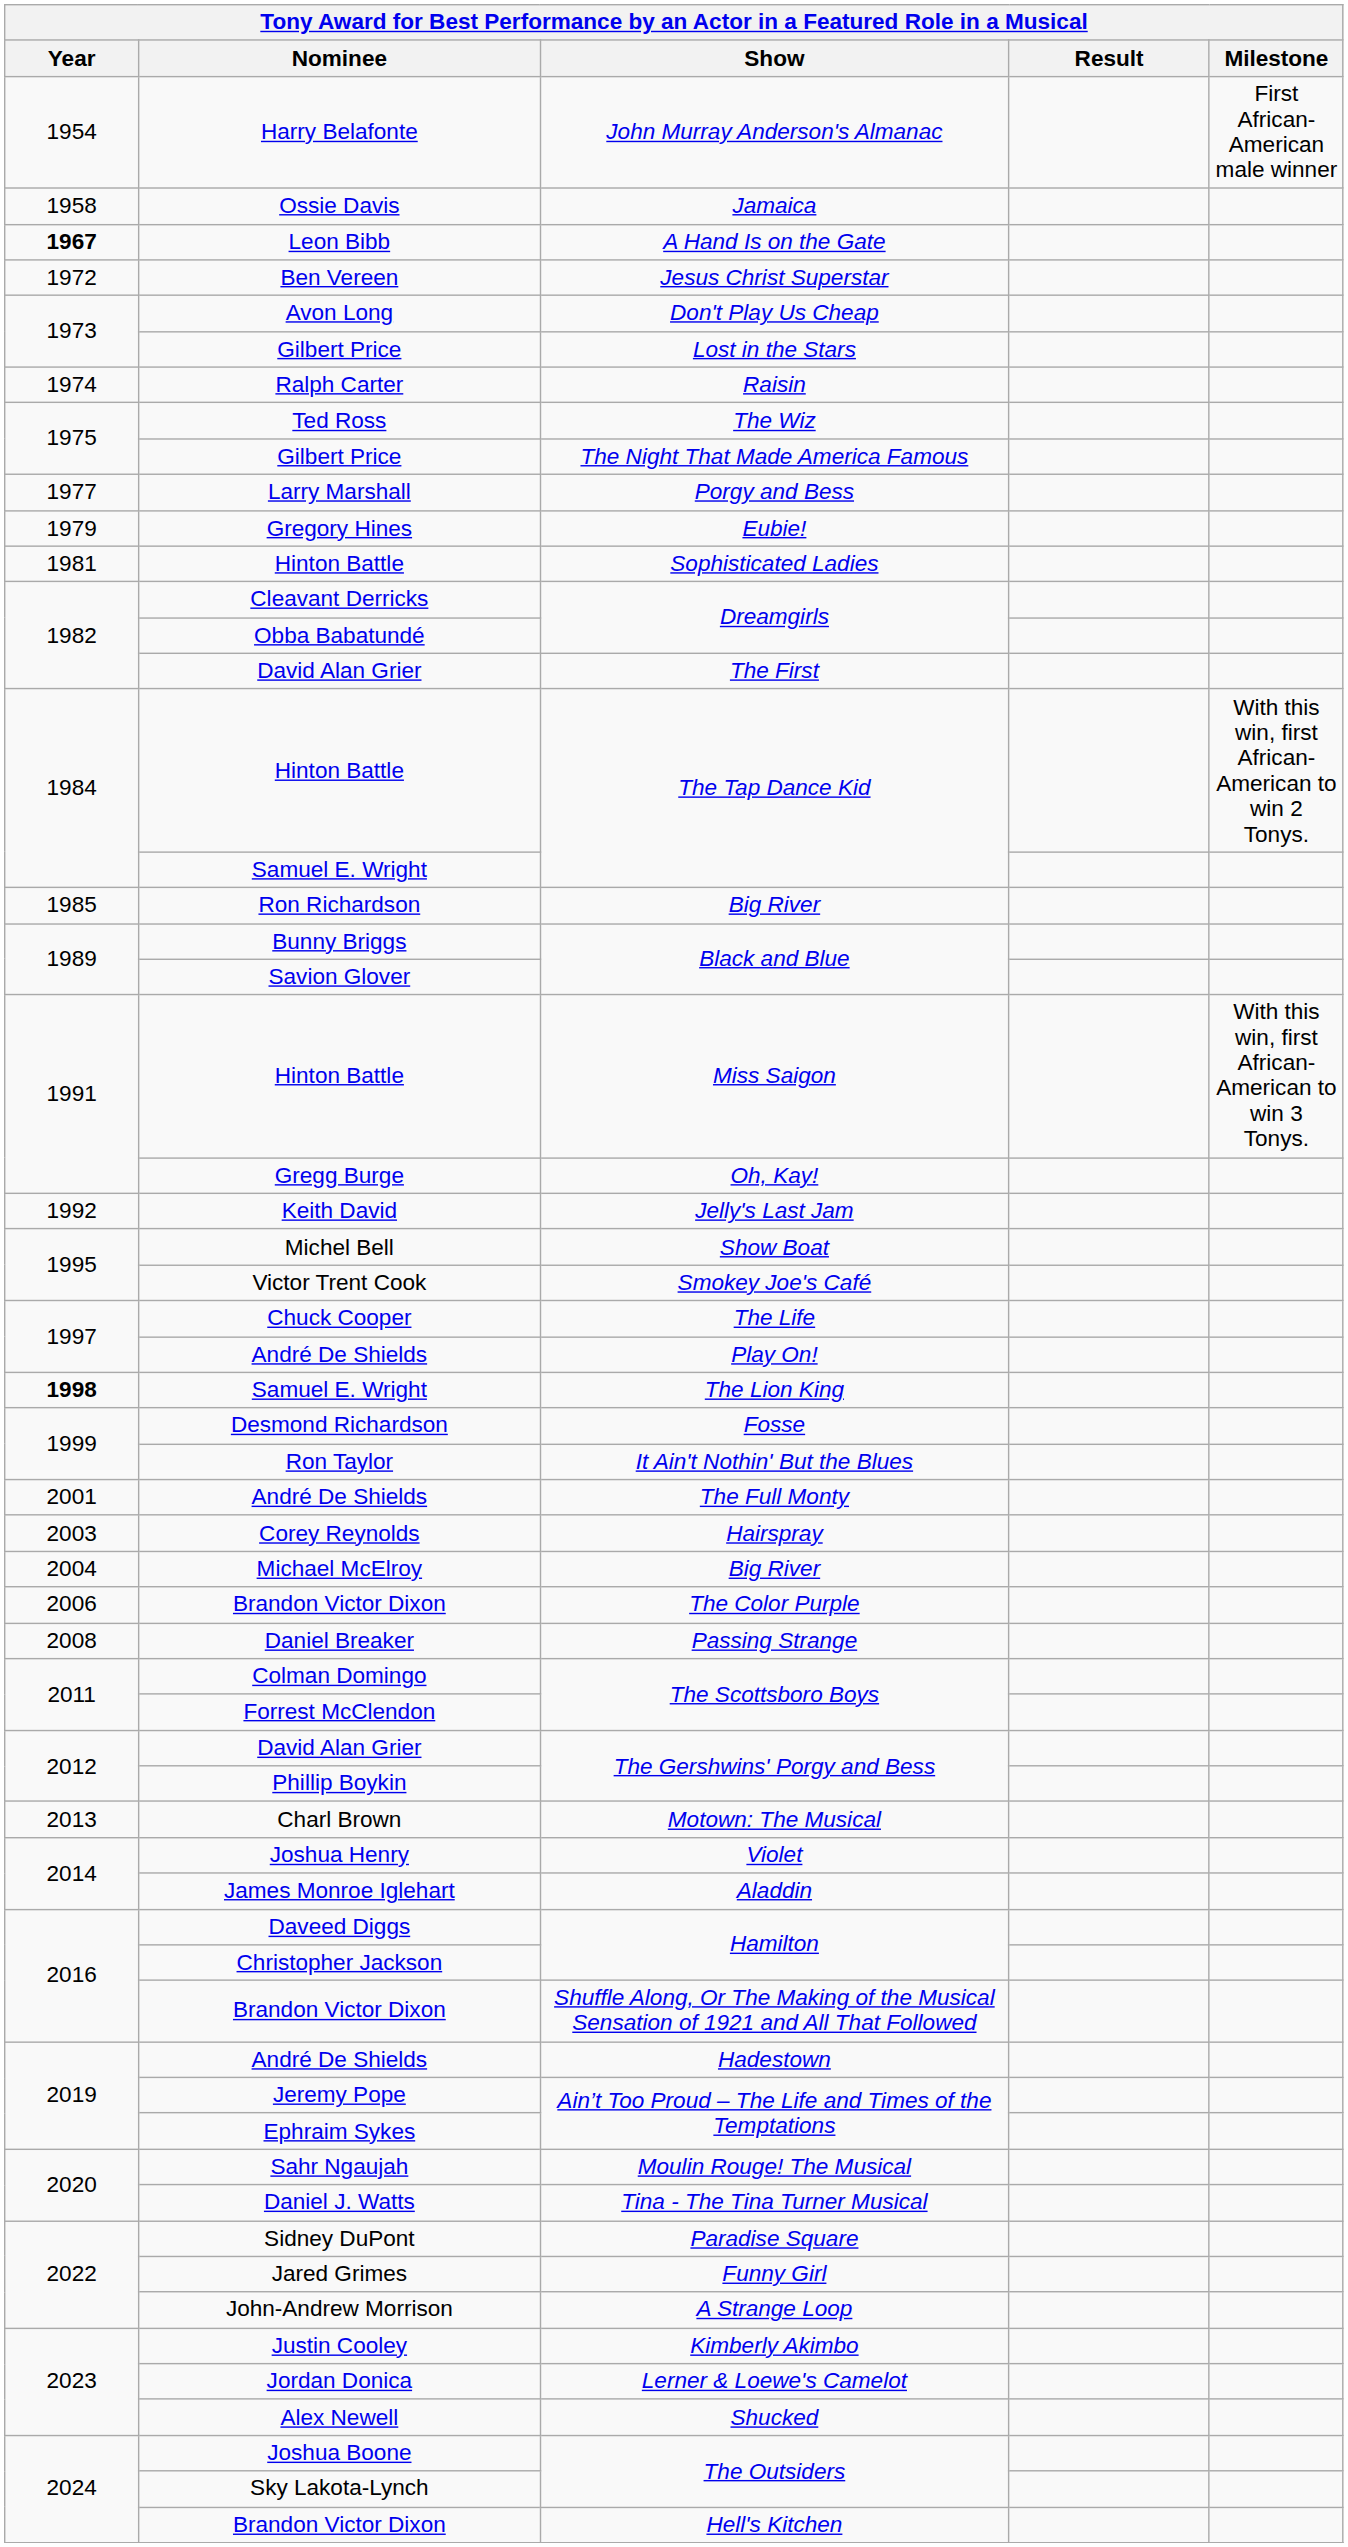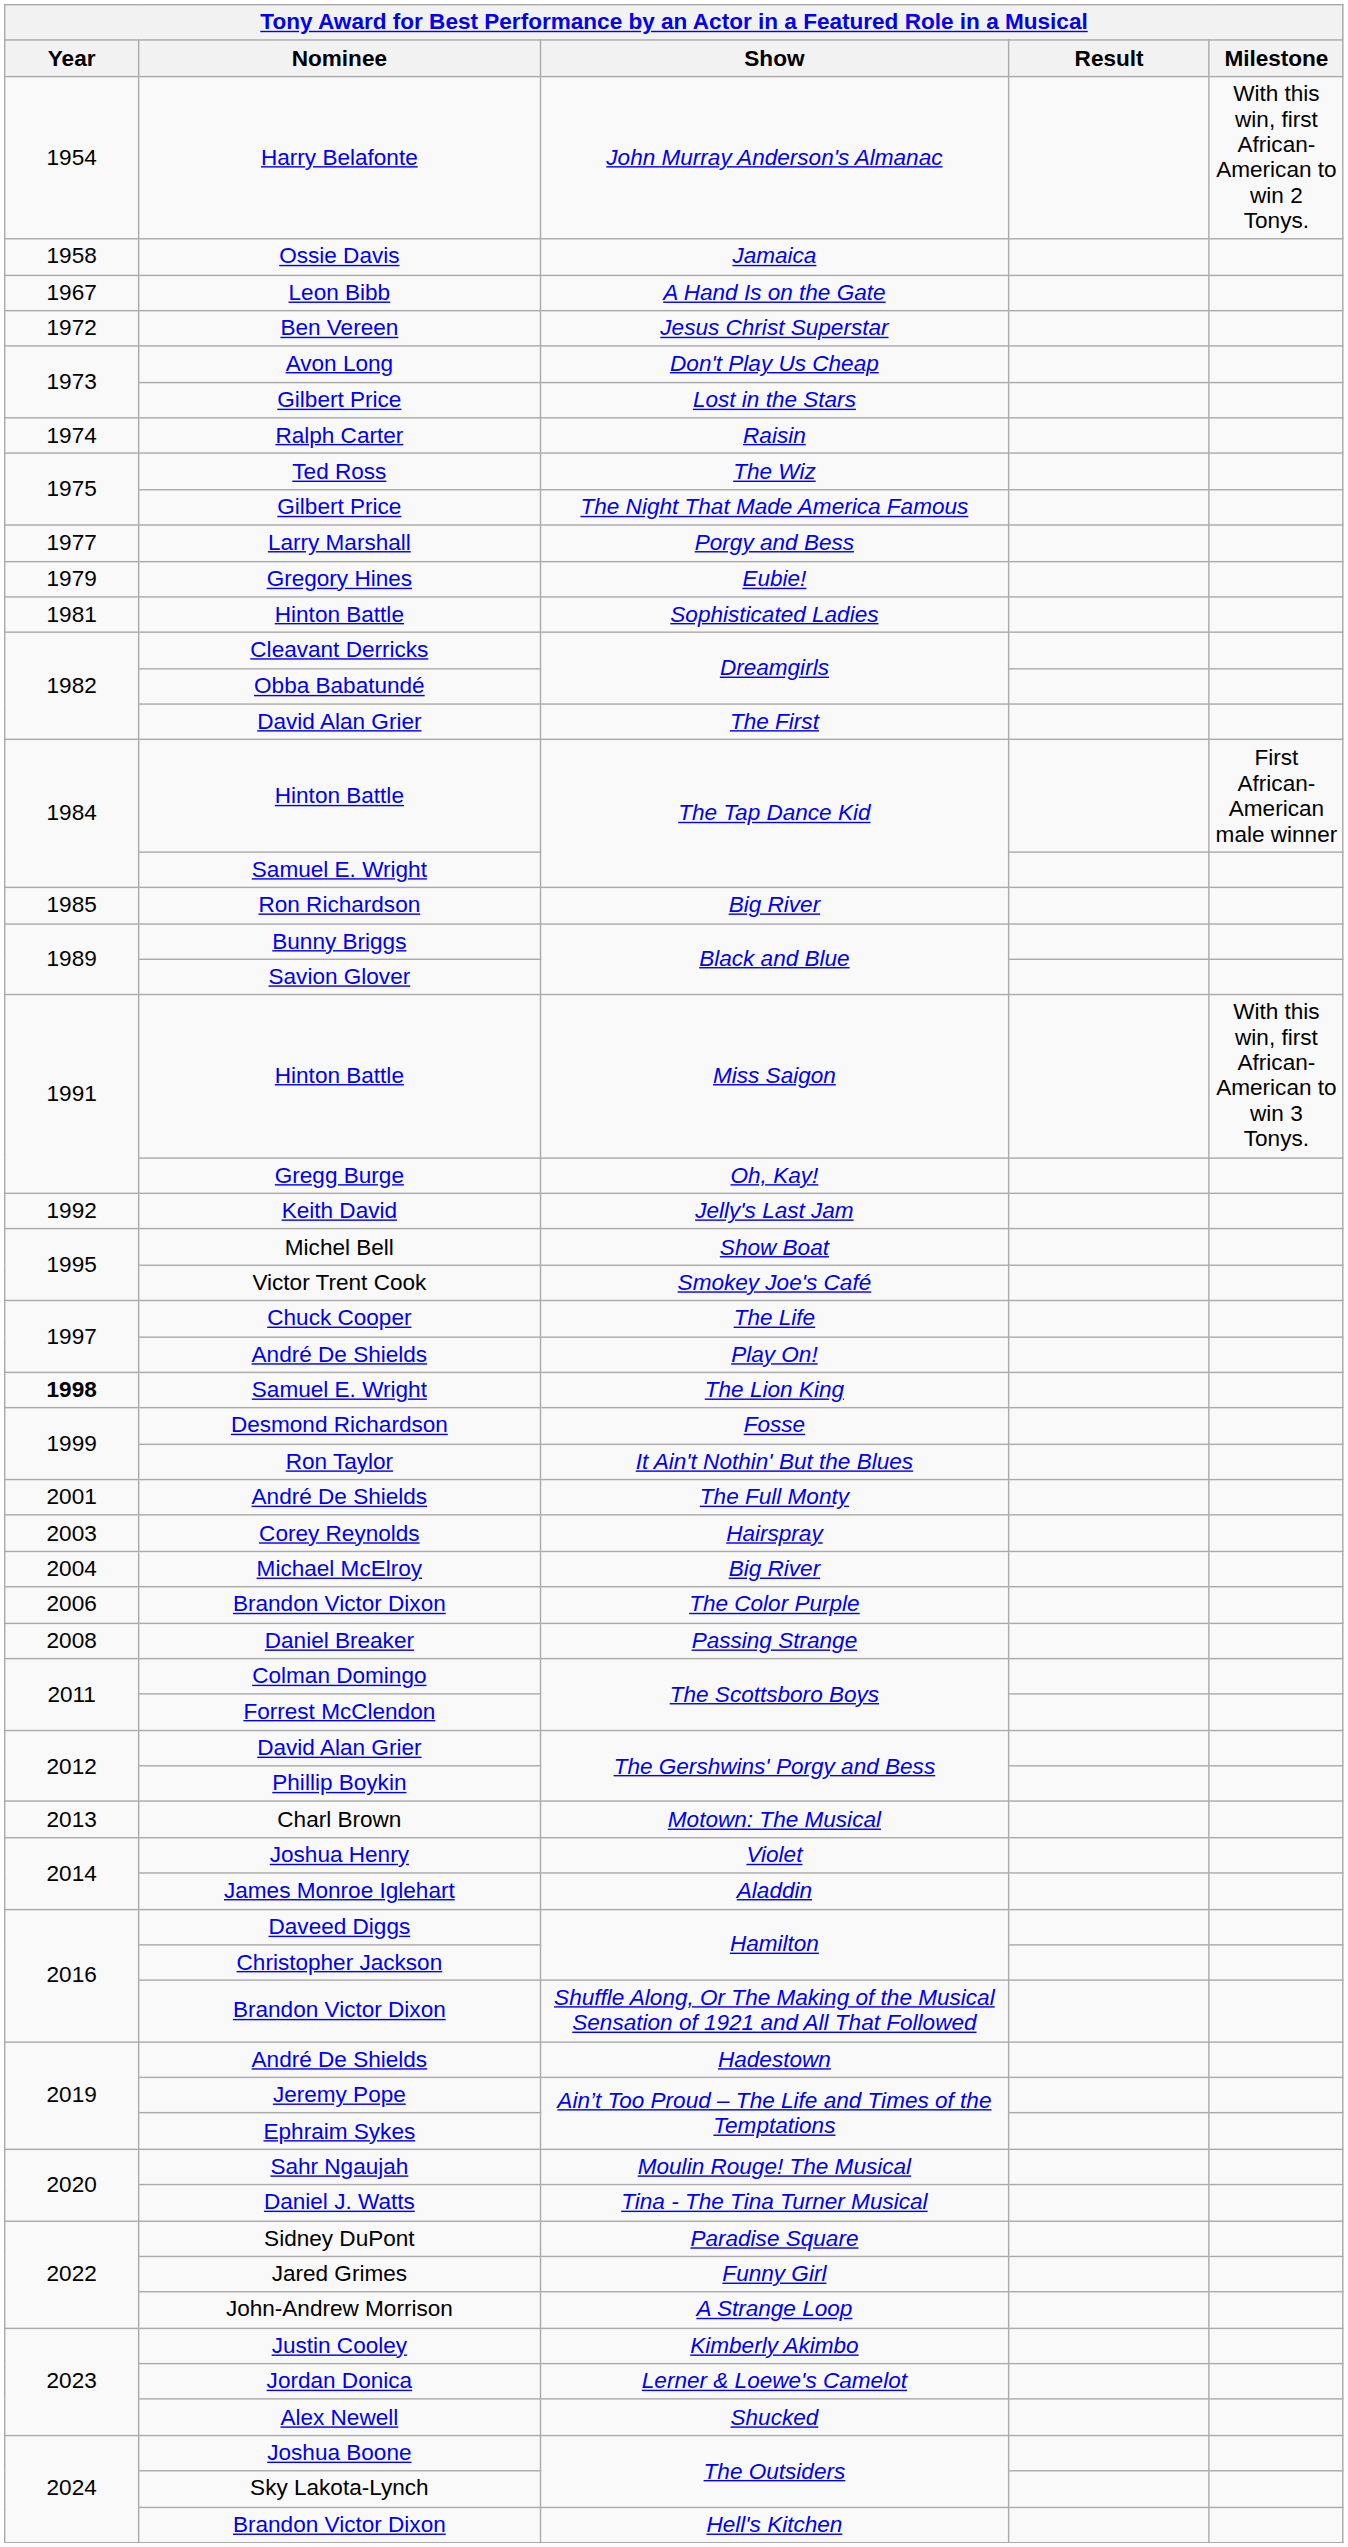(1276, 132) First African-American male winner -> (1276, 157) With this win, first African-American to win 2 Tonys.
(72, 241) bold -> (72, 292) normal
(1276, 770) With this win, first African-American to win 2 Tonys. -> (1276, 795) First African-American male winner
